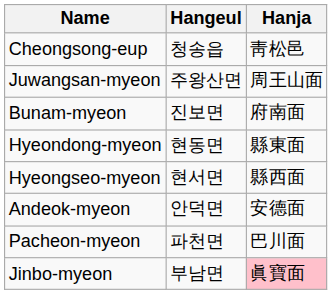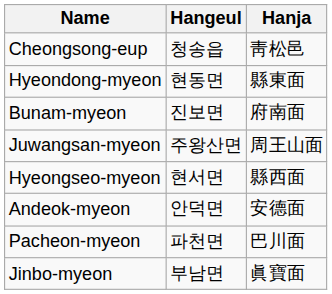rows swapped: (85, 81) <-> (85, 145)
(278, 273) pink background -> (278, 273) no background
